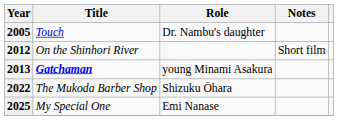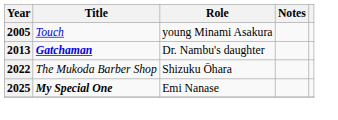(213, 32) Dr. Nambu's daughter -> (217, 32) young Minami Asakura
- row: (19, 50)
(217, 69) young Minami Asakura -> (213, 50) Dr. Nambu's daughter
(73, 106) normal -> (74, 87) bold
